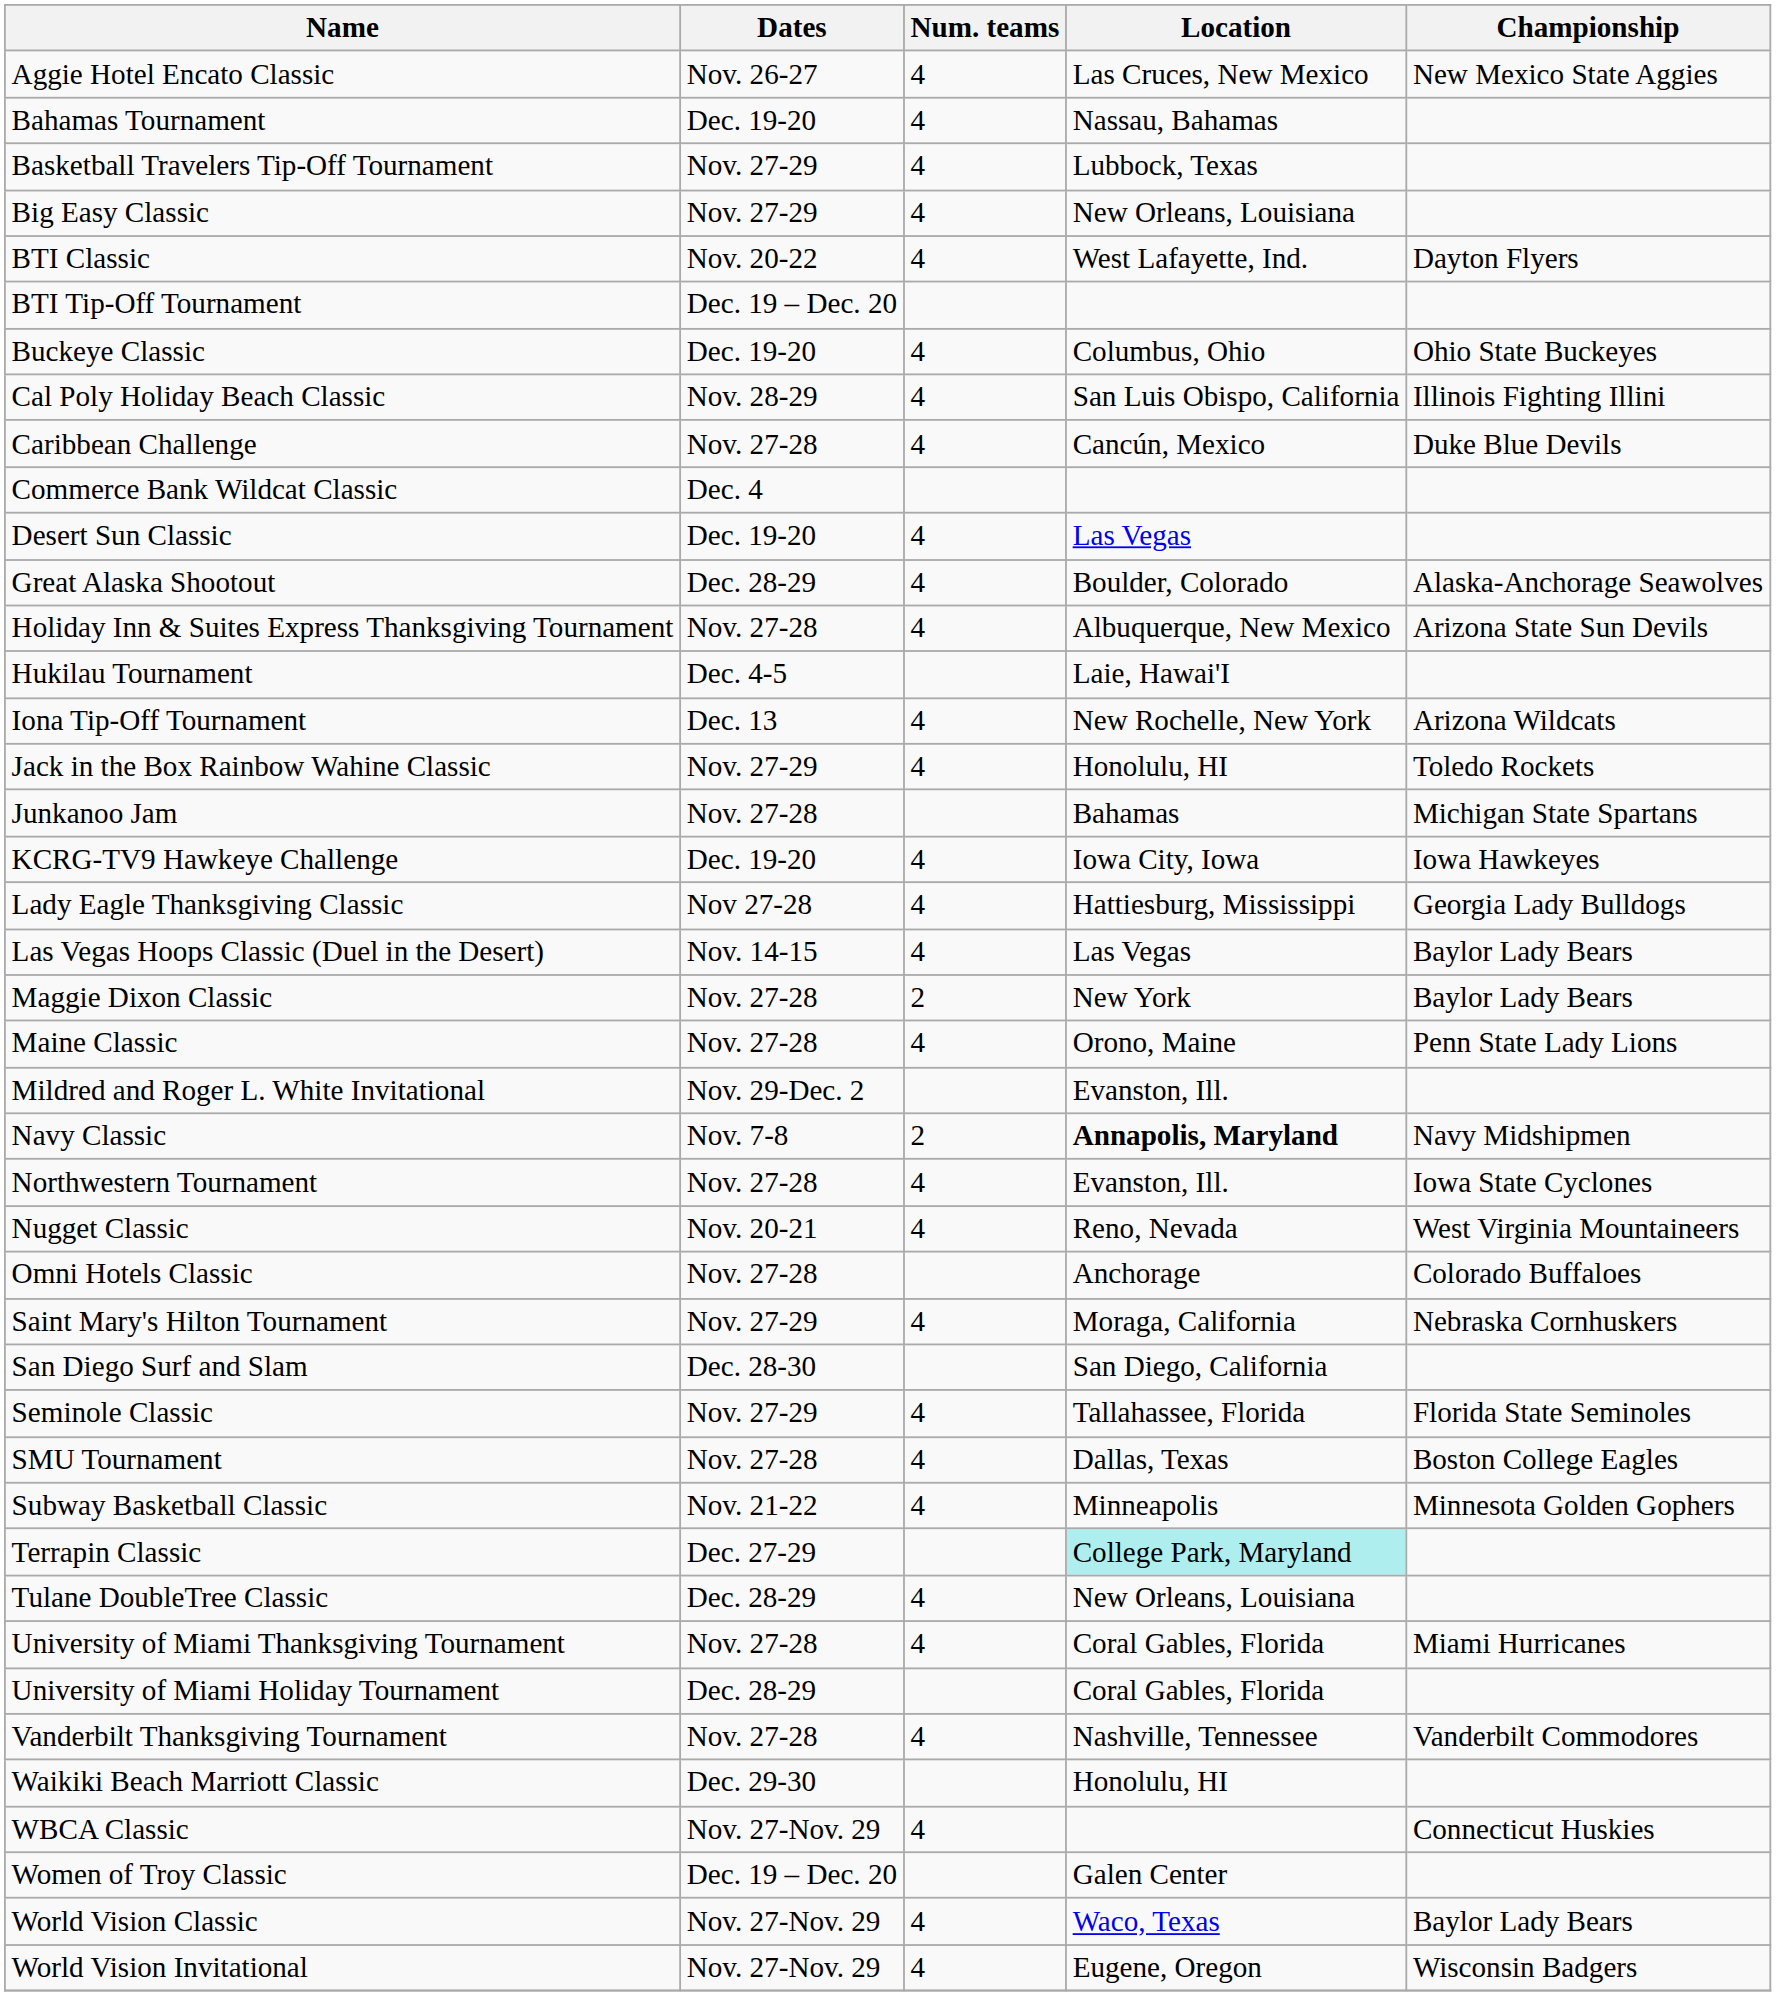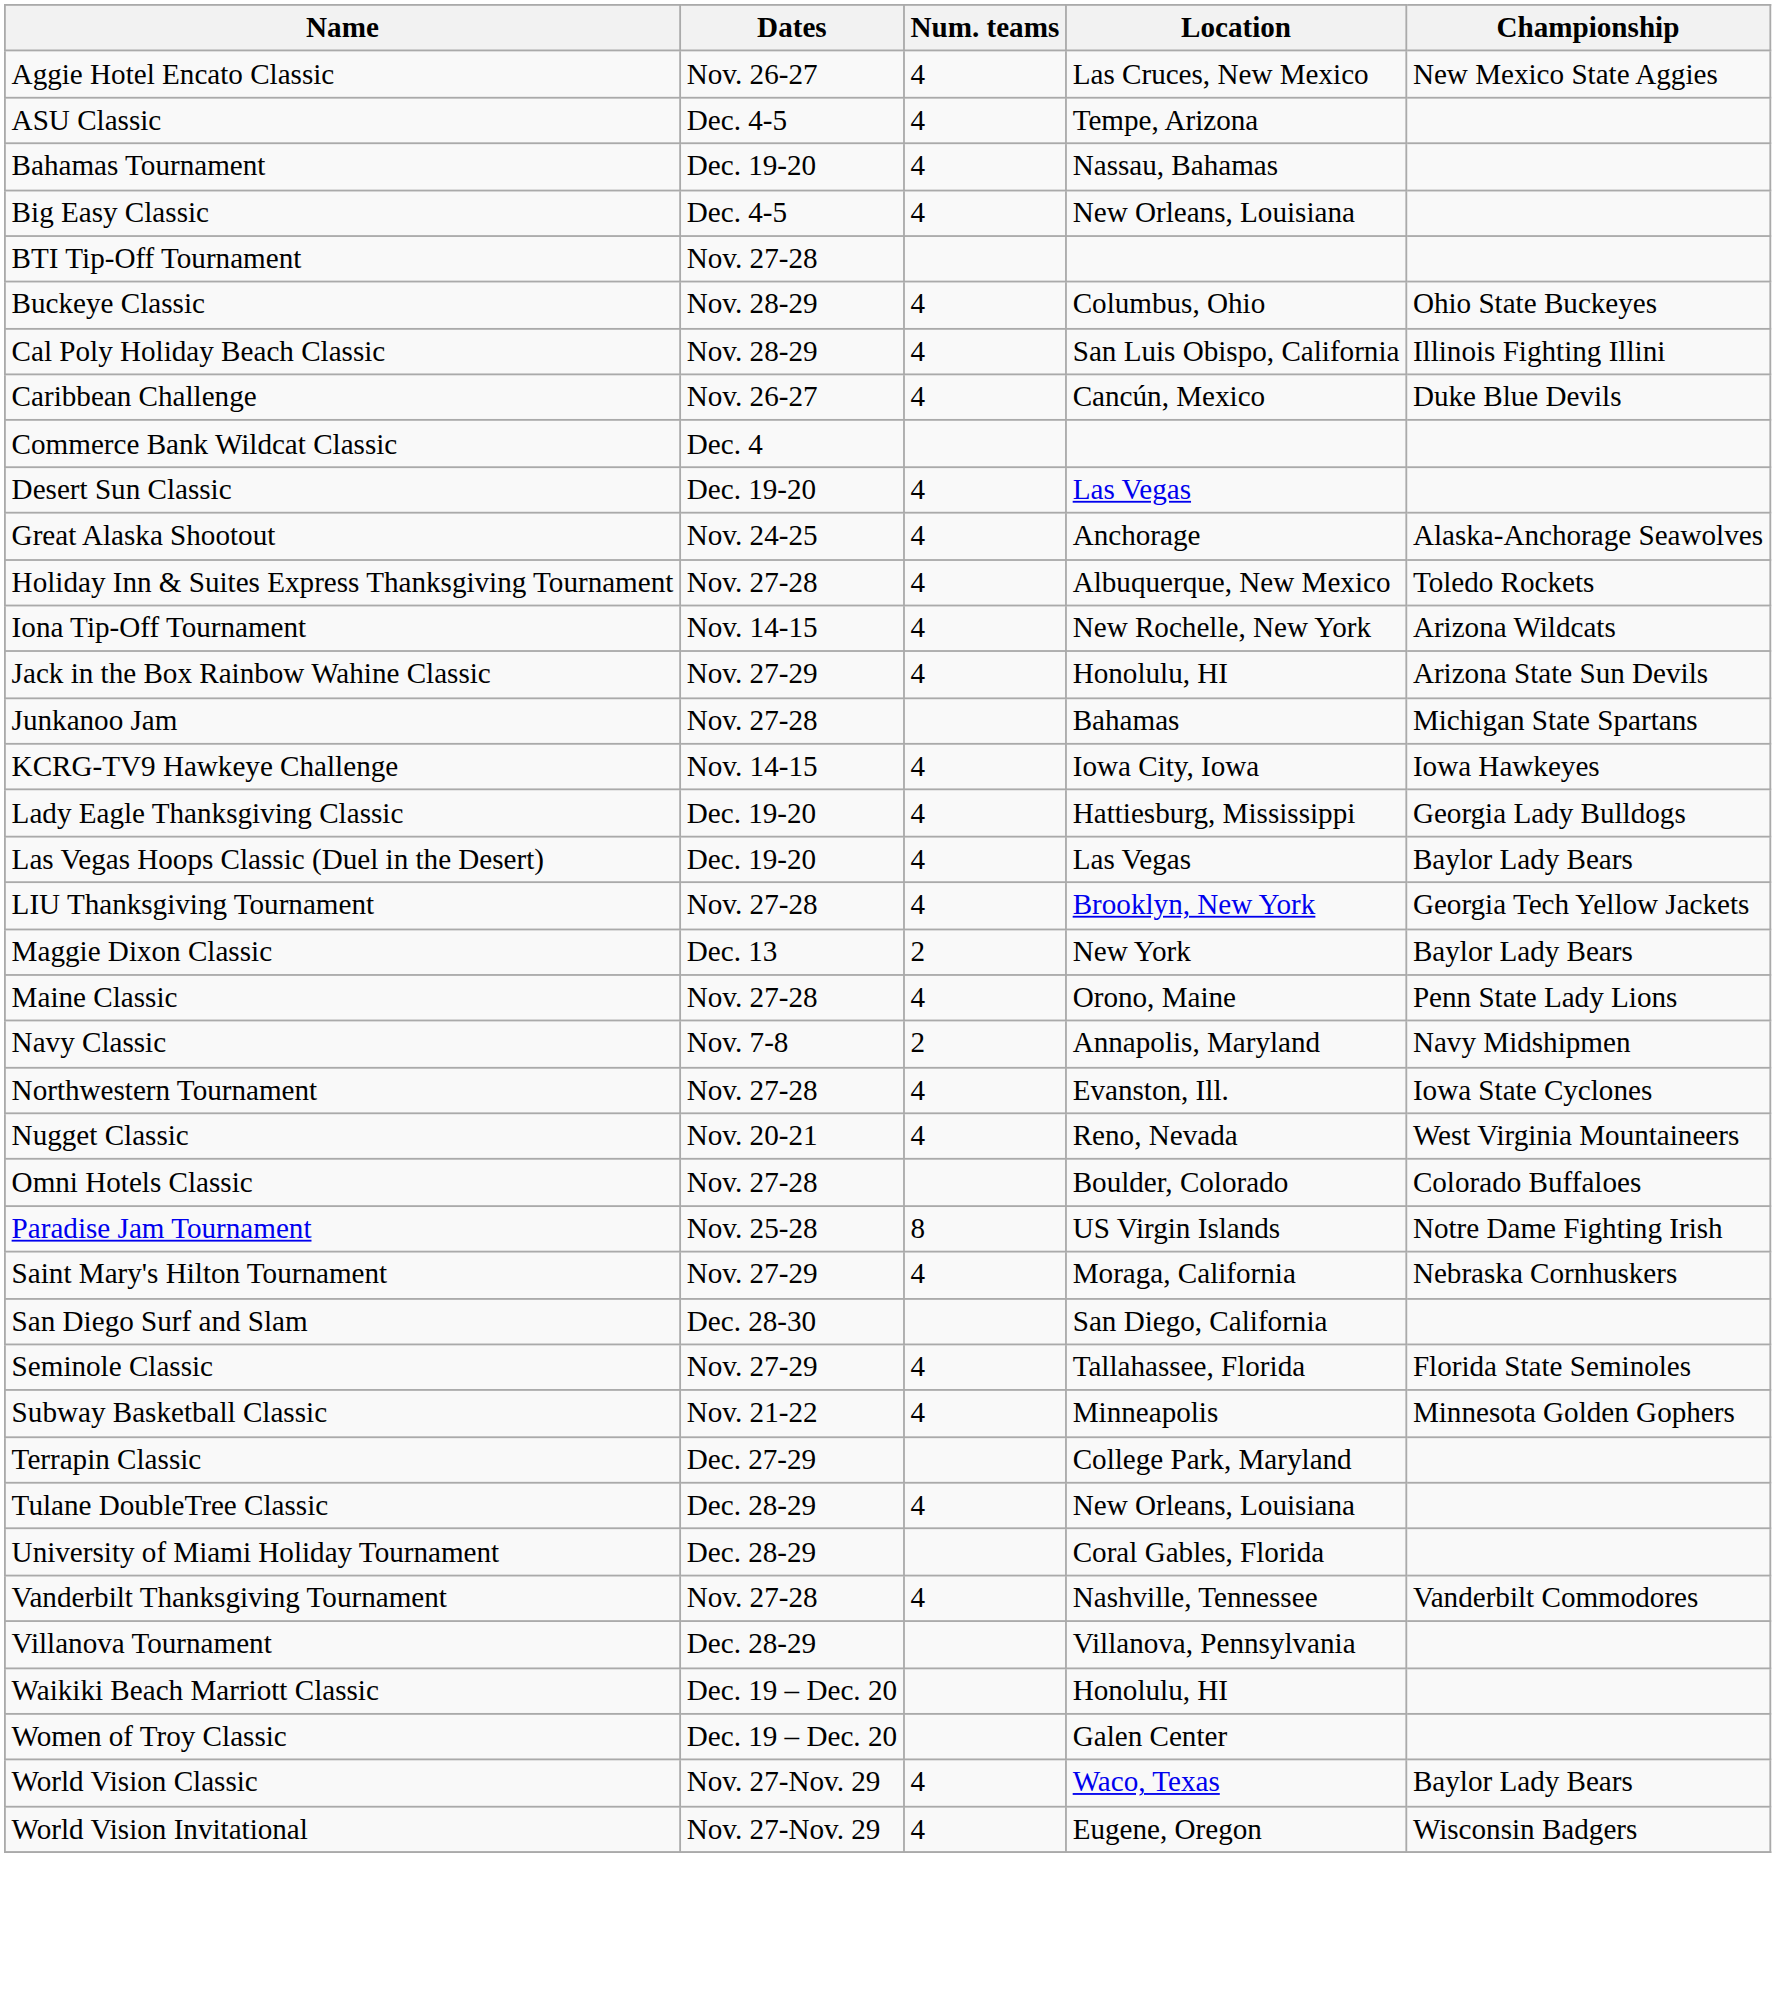+ row: (86, 119)
- row: (252, 166)
(752, 212) Nov. 27-29 -> (737, 212) Dec. 4-5
- row: (81, 258)
(792, 304) Dec. 19 – Dec. 20 -> (752, 258) Nov. 27-28
(751, 350) Dec. 19-20 -> (752, 304) Nov. 28-29
(752, 443) Nov. 27-28 -> (752, 397) Nov. 26-27
(751, 581) Dec. 28-29 -> (752, 535) Nov. 24-25
(1180, 581) Boulder, Colorado -> (1137, 535) Anchorage
(1560, 627) Arizona State Sun Devils -> (1504, 581) Toledo Rockets
- row: (132, 674)
(732, 720) Dec. 13 -> (752, 627) Nov. 14-15
(1504, 766) Toledo Rockets -> (1560, 674) Arizona State Sun Devils
(751, 858) Dec. 19-20 -> (752, 766) Nov. 14-15
(749, 905) Nov 27-28 -> (751, 812) Dec. 19-20
(752, 951) Nov. 14-15 -> (751, 858) Dec. 19-20
+ row: (193, 905)
(752, 997) Nov. 27-28 -> (732, 951) Dec. 13
- row: (248, 1089)
(1205, 1135) bold -> (1196, 1043) normal
(1137, 1274) Anchorage -> (1180, 1182) Boulder, Colorado
+ row: (162, 1228)
- row: (117, 1459)
(1212, 1551) paleturquoise background -> (1212, 1459) no background
- row: (288, 1643)
+ row: (142, 1643)
(751, 1782) Dec. 29-30 -> (792, 1690) Dec. 19 – Dec. 20
- row: (100, 1828)
